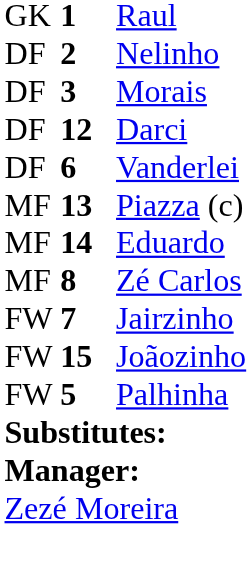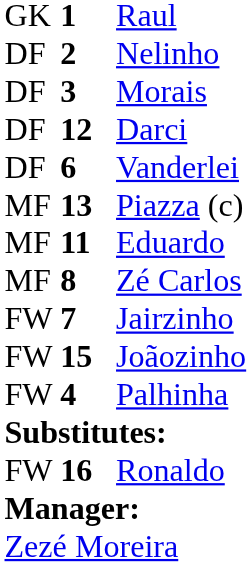(76, 242) 14 -> (75, 242) 11
(68, 394) 5 -> (68, 394) 4
+ row: (170, 470)
